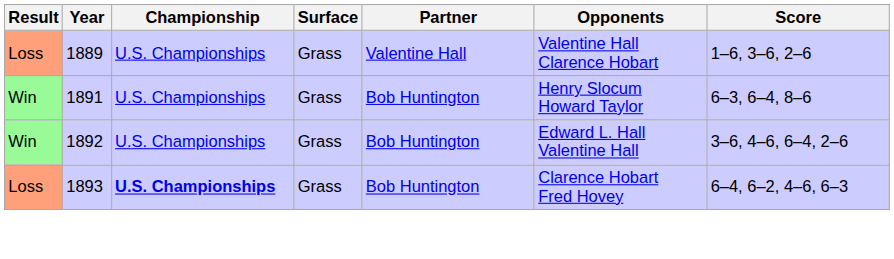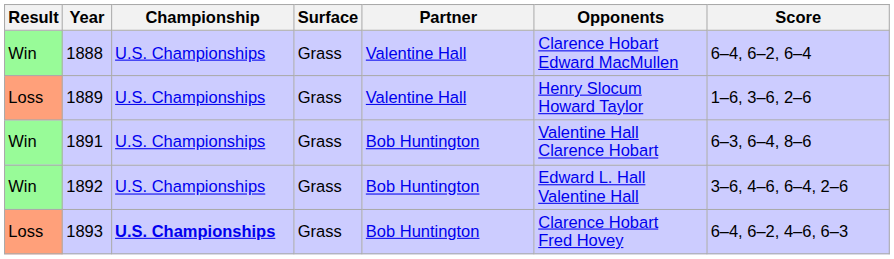+ row: (85, 52)
(598, 52) Valentine Hall Clarence Hobart -> (591, 97) Henry Slocum Howard Taylor
(591, 97) Henry Slocum Howard Taylor -> (598, 142) Valentine Hall Clarence Hobart
